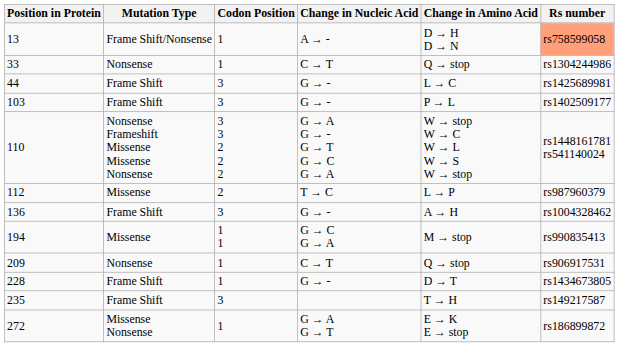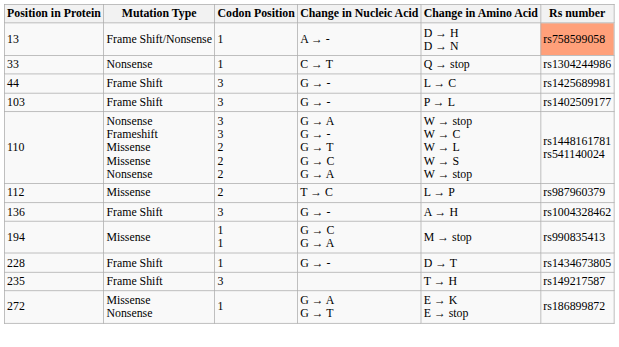- row: (16, 262)
